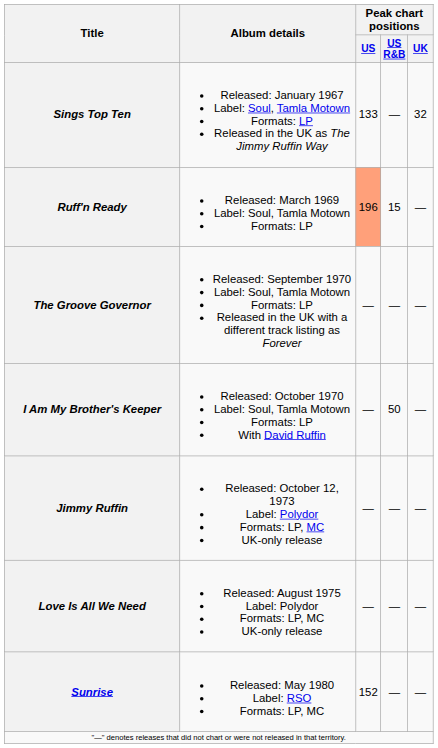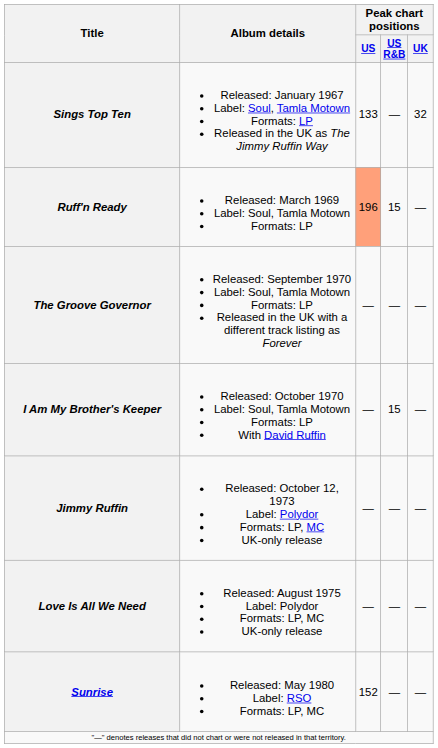(394, 409) 50 -> (394, 409) 15
